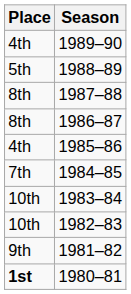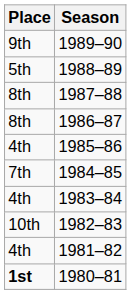(20, 43) 4th -> (20, 43) 9th
(24, 198) 10th -> (20, 198) 4th
(20, 250) 9th -> (20, 250) 4th
